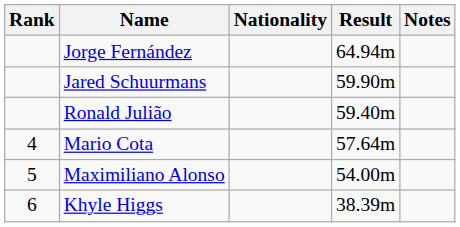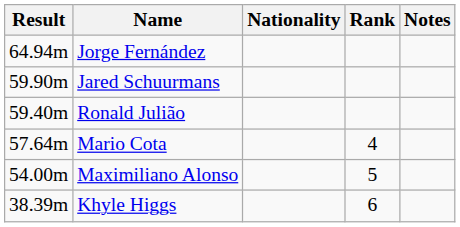columns swapped: (32, 19) <-> (366, 19)
